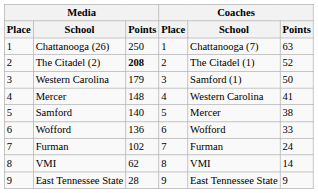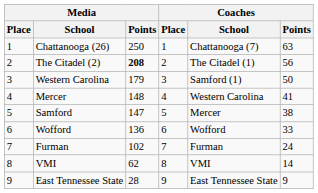(288, 63) 52 -> (288, 63) 56
(136, 113) 140 -> (136, 113) 147
